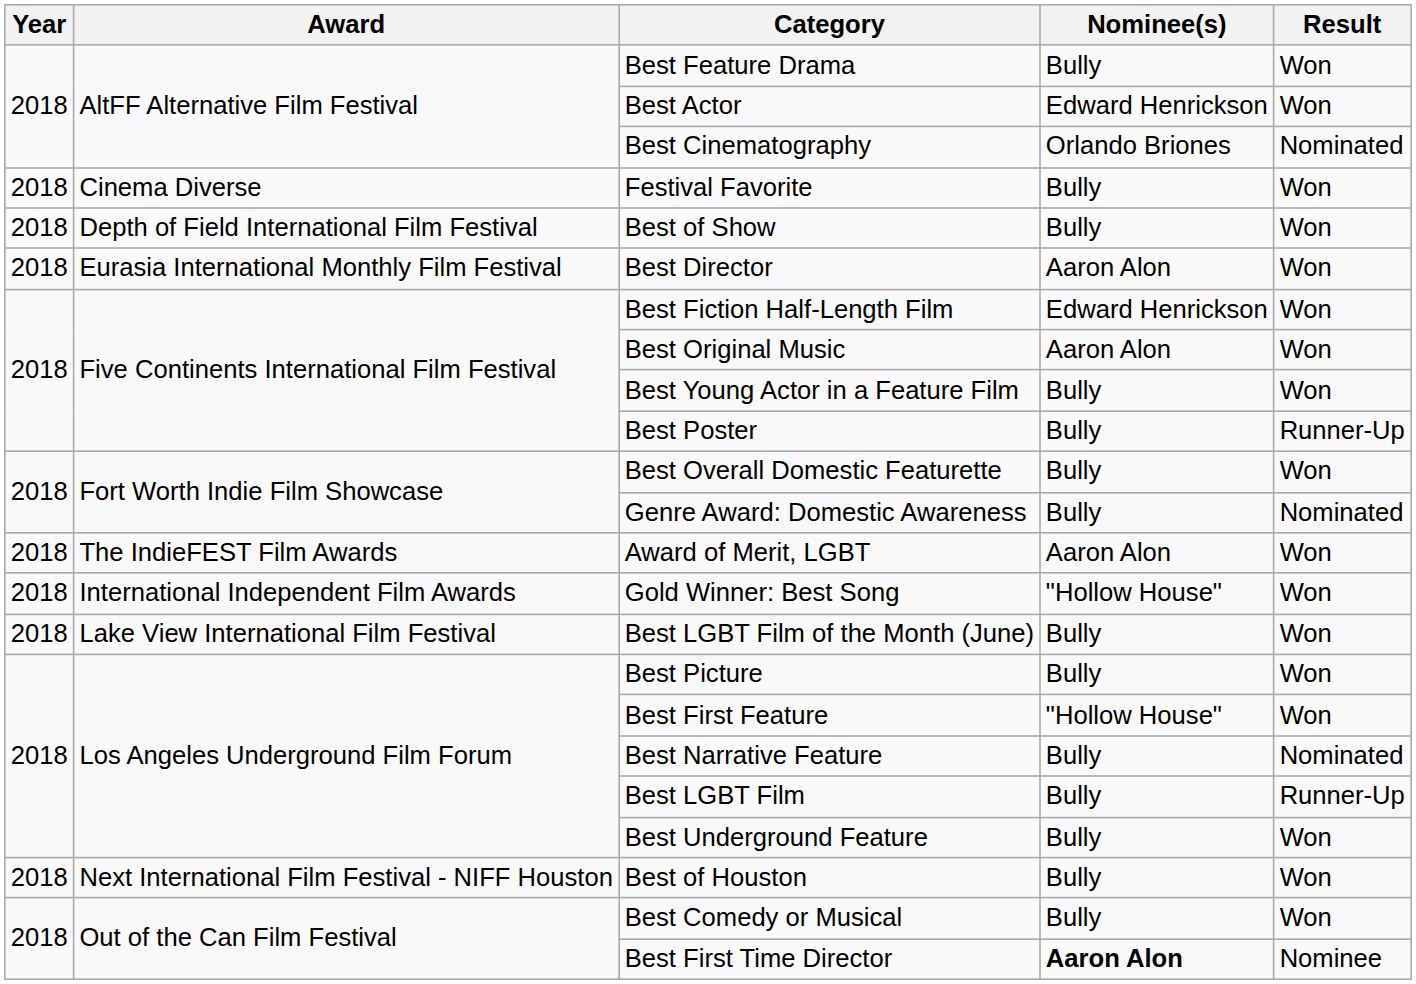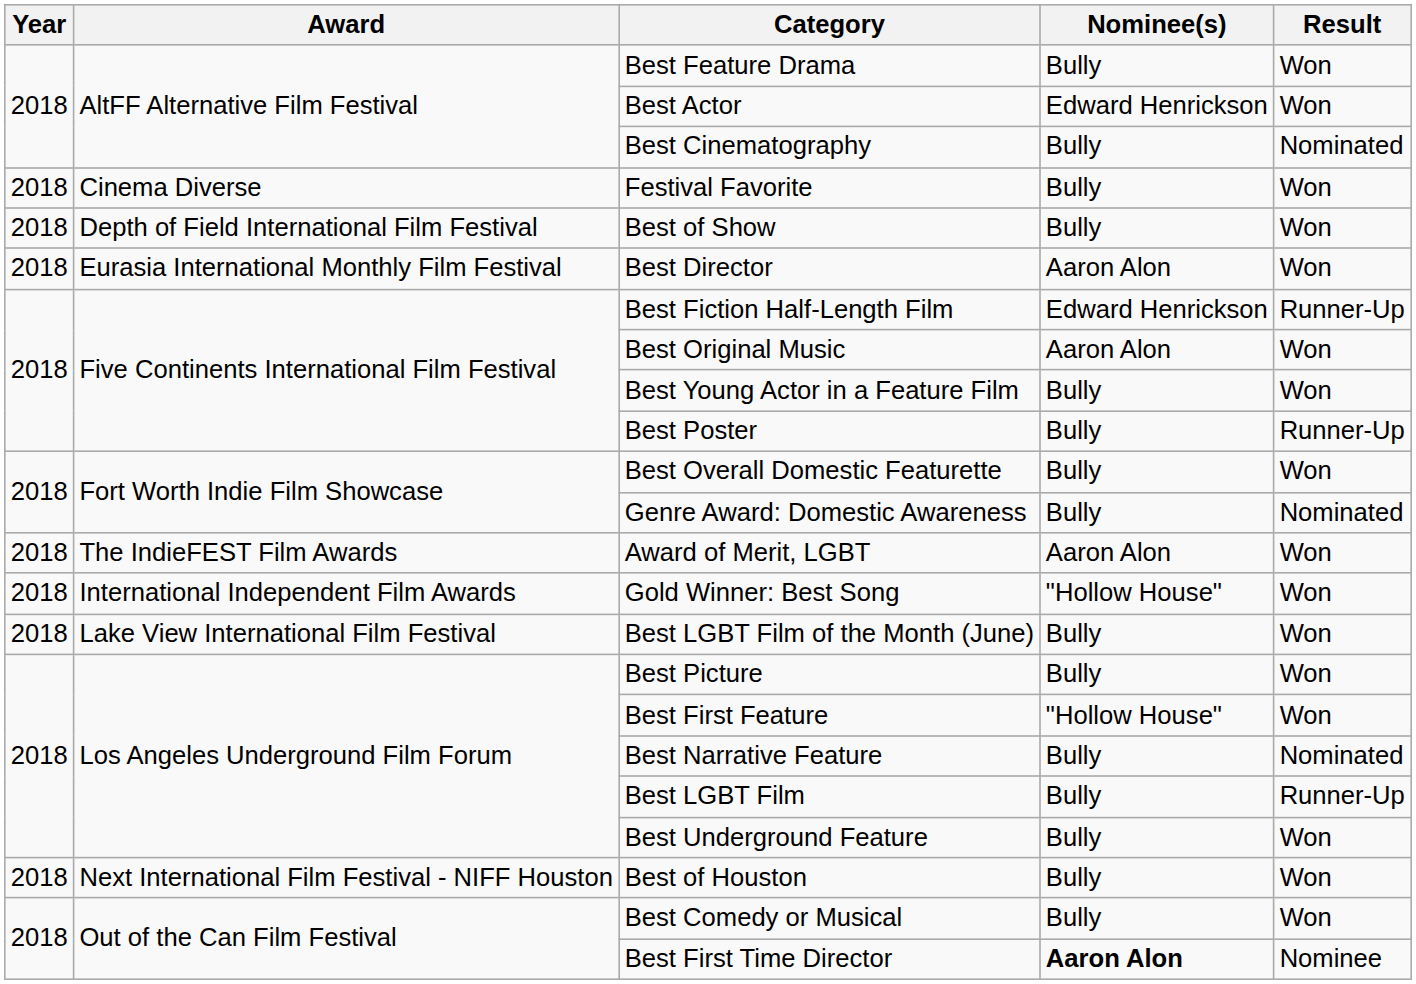(1138, 146) Orlando Briones -> (1074, 146) Bully
(1306, 308) Won -> (1342, 308) Runner-Up
